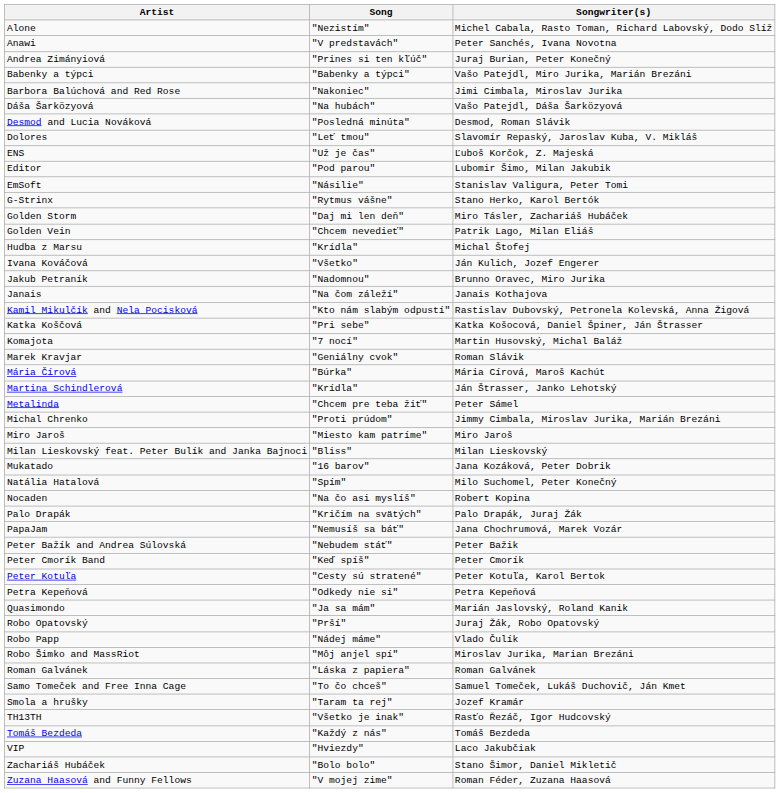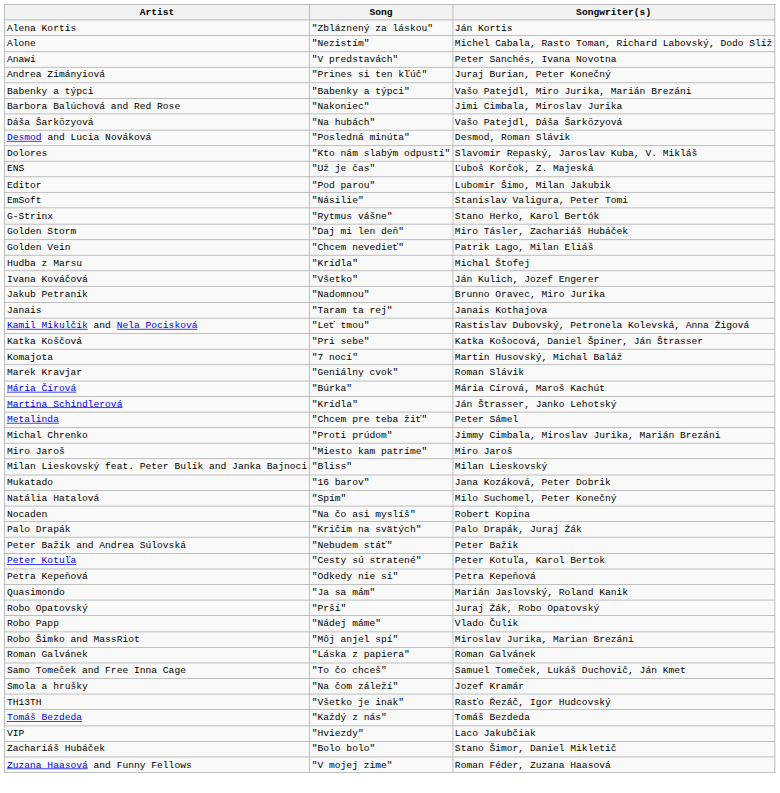+ row: (42, 28)
(341, 138) "Leť tmou" -> (381, 153) "Kto nám slabým odpustí"
(355, 294) "Na čom záleží" -> (352, 310) "Taram ta rej"
(381, 310) "Kto nám slabým odpustí" -> (341, 326) "Leť tmou"
- row: (27, 530)
- row: (56, 561)
(352, 702) "Taram ta rej" -> (355, 686) "Na čom záleží"
